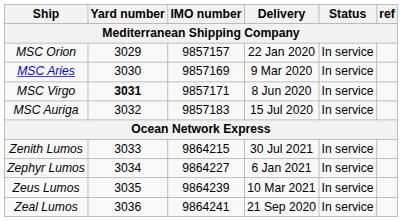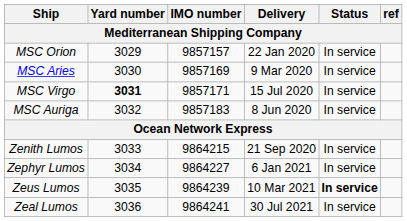(281, 91) 8 Jun 2020 -> (281, 91) 15 Jul 2020
(281, 110) 15 Jul 2020 -> (281, 110) 8 Jun 2020
(281, 149) 30 Jul 2021 -> (281, 149) 21 Sep 2020
(348, 187) normal -> (350, 187) bold
(281, 206) 21 Sep 2020 -> (281, 206) 30 Jul 2021
